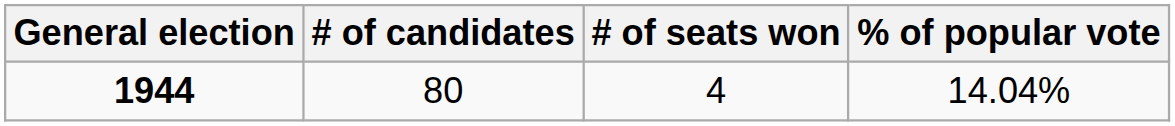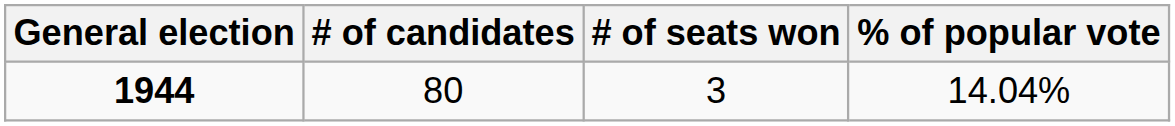(716, 90) 4 -> (716, 90) 3
